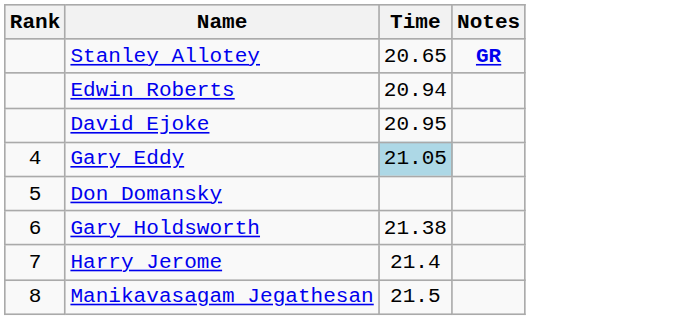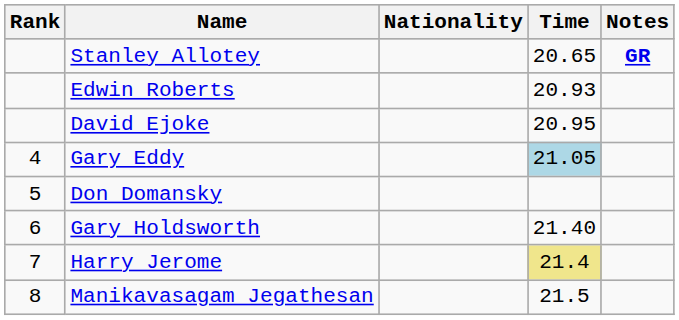+ column: (453, 22)
(415, 91) 20.94 -> (564, 91) 20.93
(415, 228) 21.38 -> (564, 228) 21.40
(415, 262) no background -> (564, 262) khaki background
